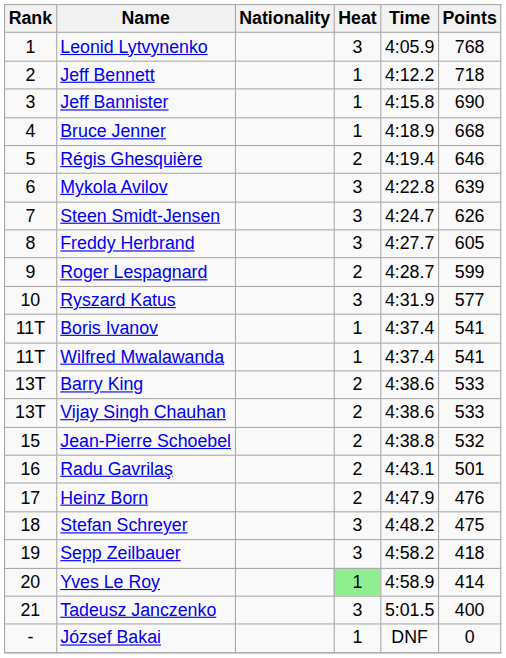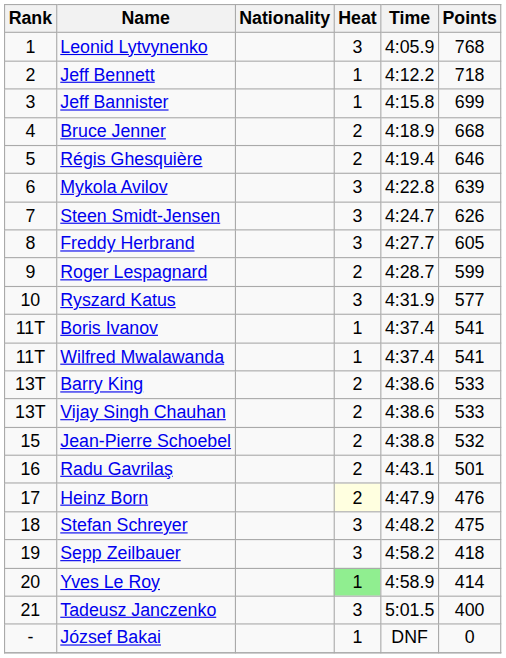(470, 103) 690 -> (470, 103) 699
(357, 131) 1 -> (357, 131) 2
(357, 497) no background -> (357, 497) lightyellow background
